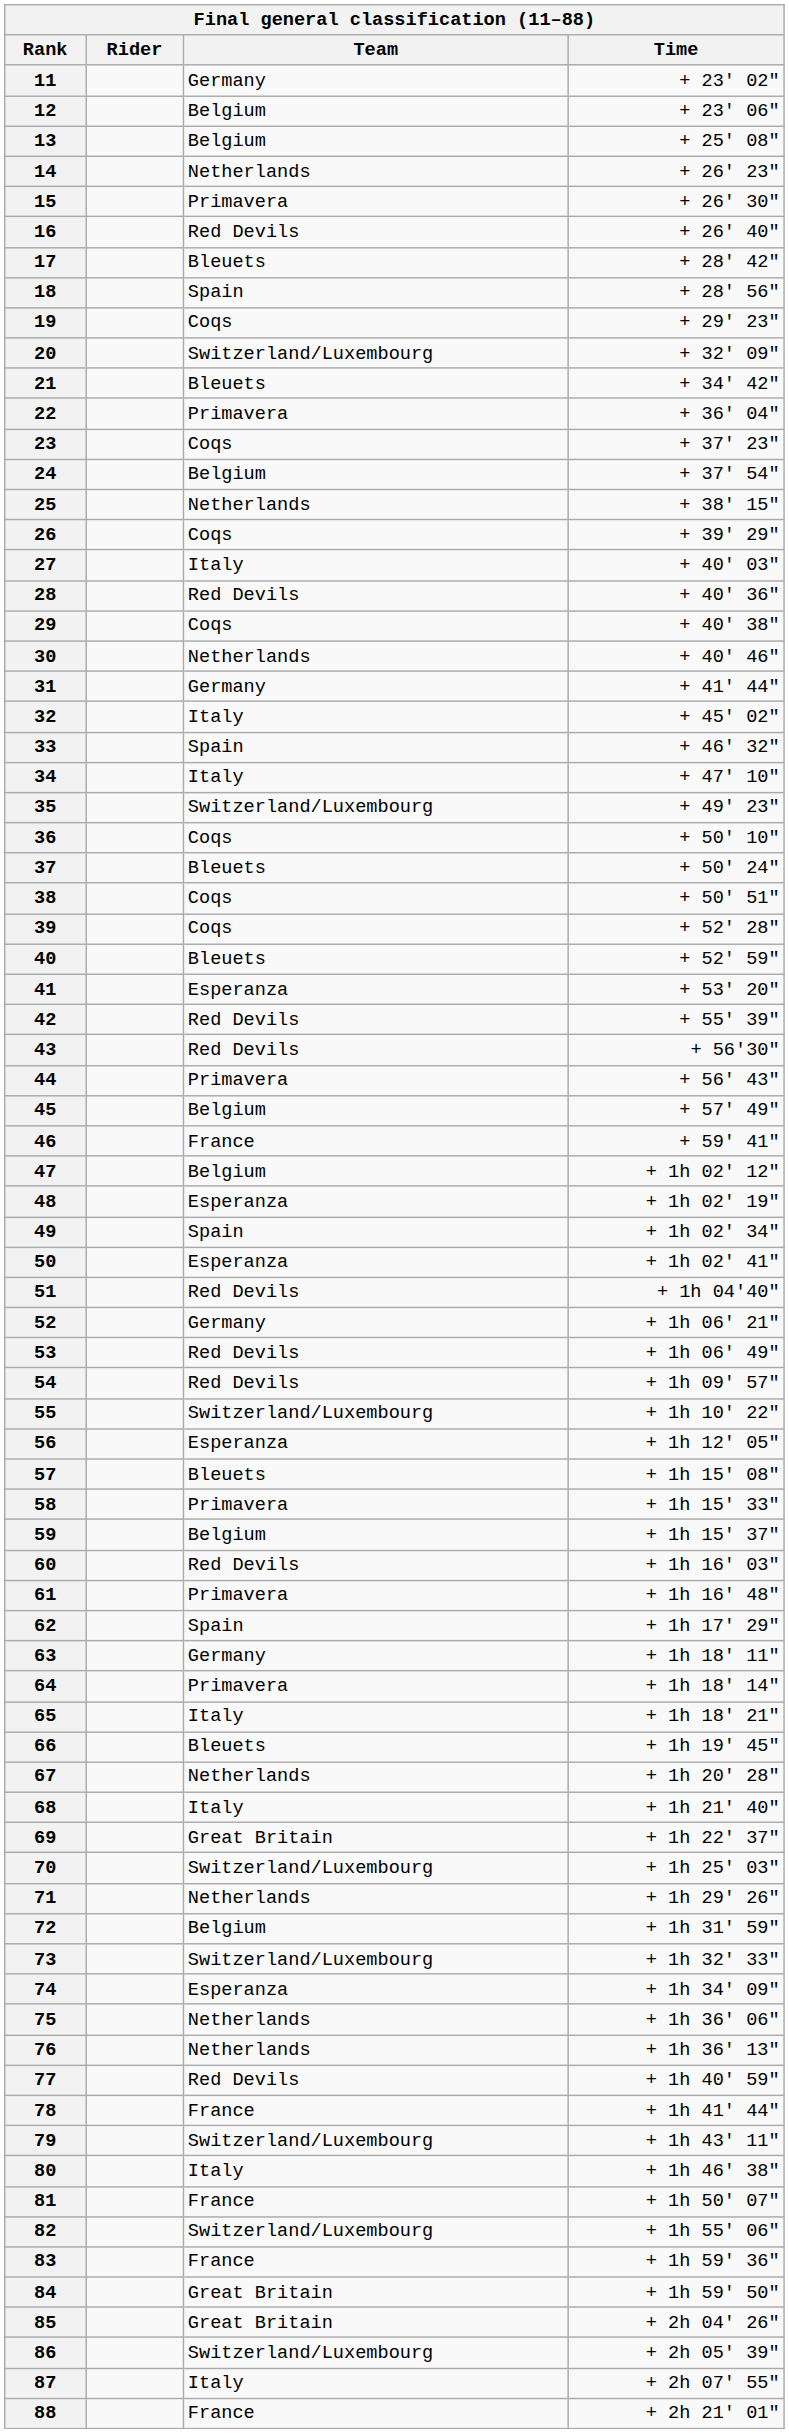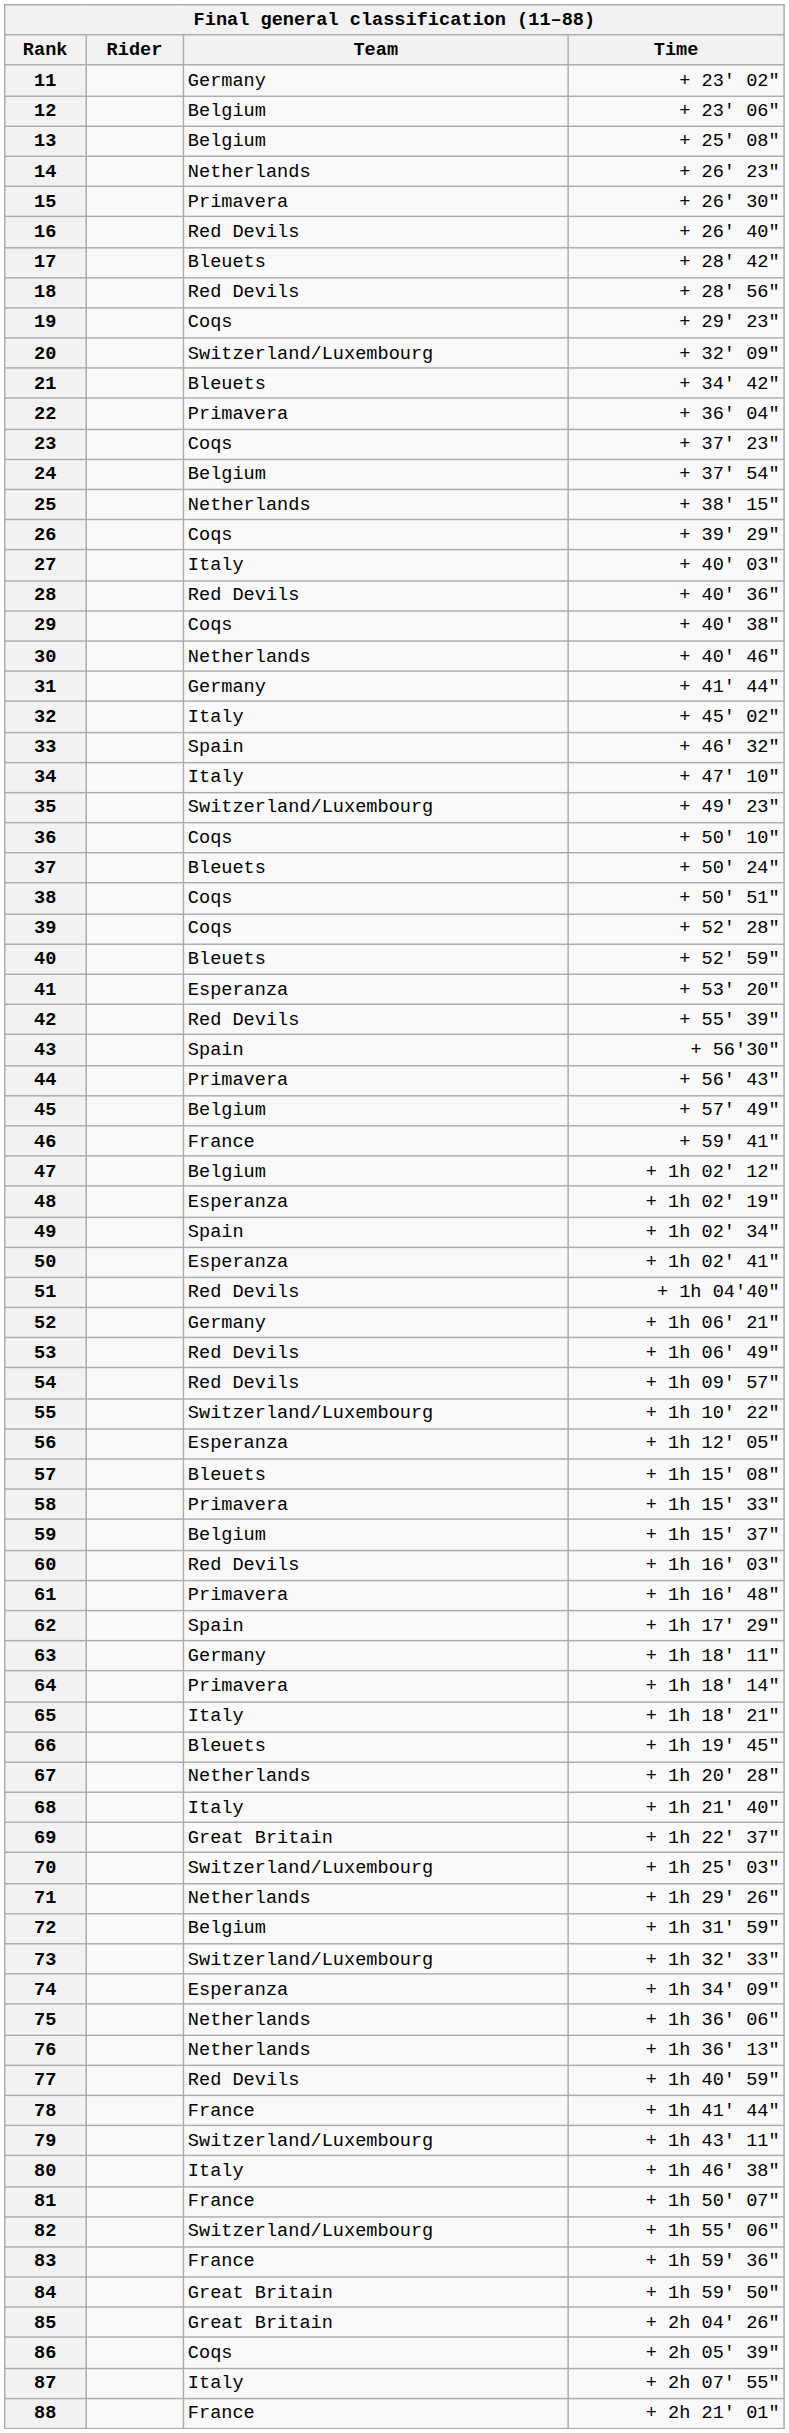(216, 293) Spain -> (244, 293) Red Devils
(244, 1050) Red Devils -> (216, 1050) Spain
(311, 2353) Switzerland/Luxembourg -> (210, 2353) Coqs
